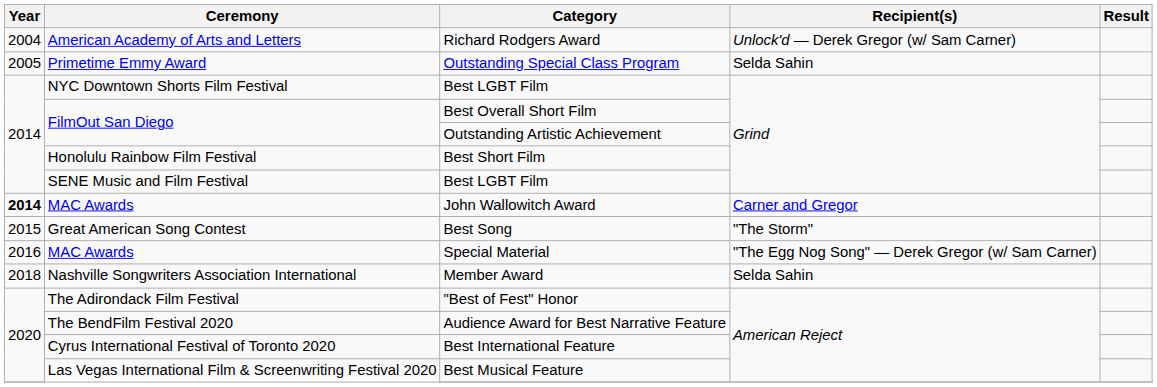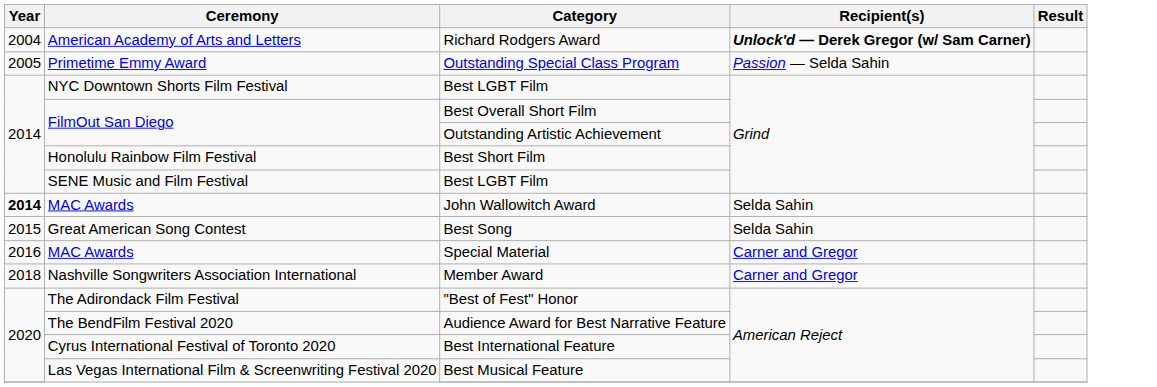(874, 39) normal -> (882, 39) bold
(773, 63) Selda Sahin -> (811, 63) Passion — Selda Sahin
(795, 205) Carner and Gregor -> (773, 205) Selda Sahin
(773, 228) "The Storm" -> (773, 228) Selda Sahin
(915, 252) "The Egg Nog Song" — Derek Gregor (w/ Sam Carner) -> (795, 252) Carner and Gregor
(773, 275) Selda Sahin -> (795, 275) Carner and Gregor
